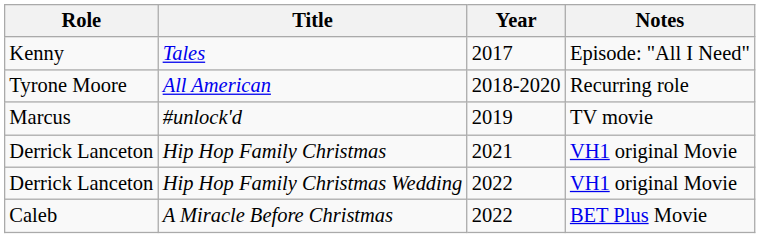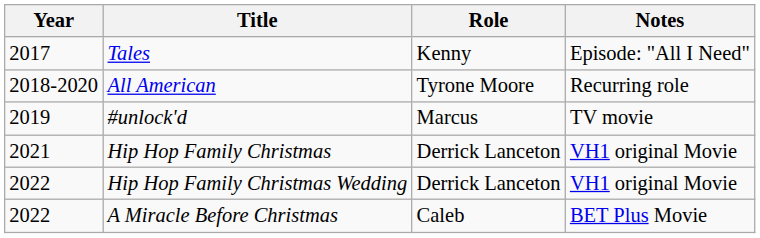columns swapped: (516, 20) <-> (81, 20)
